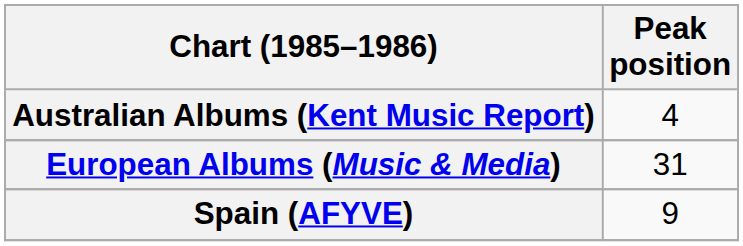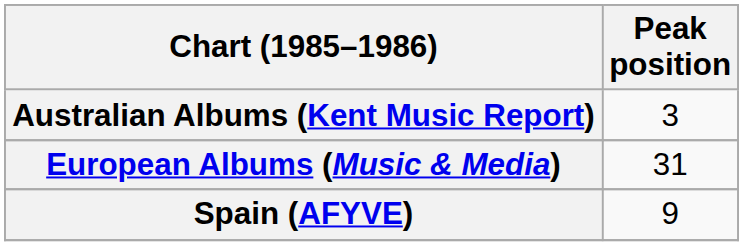(670, 114) 4 -> (670, 114) 3
